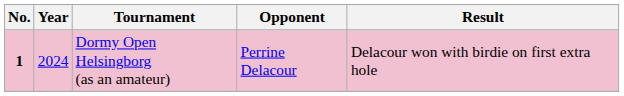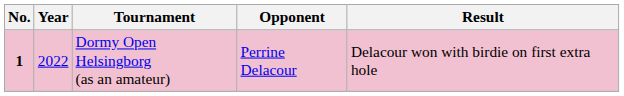(53, 60) 2024 -> (53, 60) 2022
